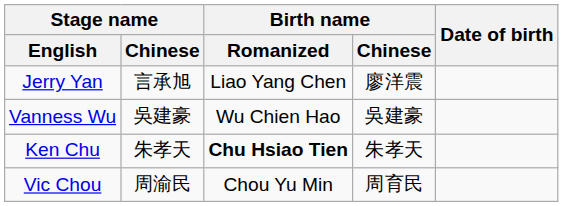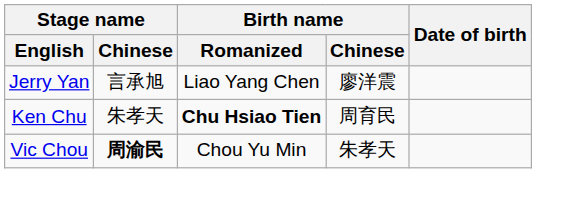- row: (63, 116)
(394, 149) 朱孝天 -> (367, 115) 周育民
(162, 183) normal -> (136, 149) bold
(394, 183) 周育民 -> (367, 149) 朱孝天
